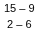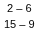rows swapped: (19, 24) <-> (19, 9)
